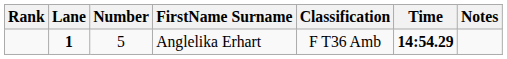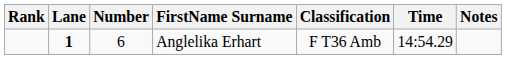(121, 41) 5 -> (121, 41) 6
(426, 41) bold -> (425, 41) normal
